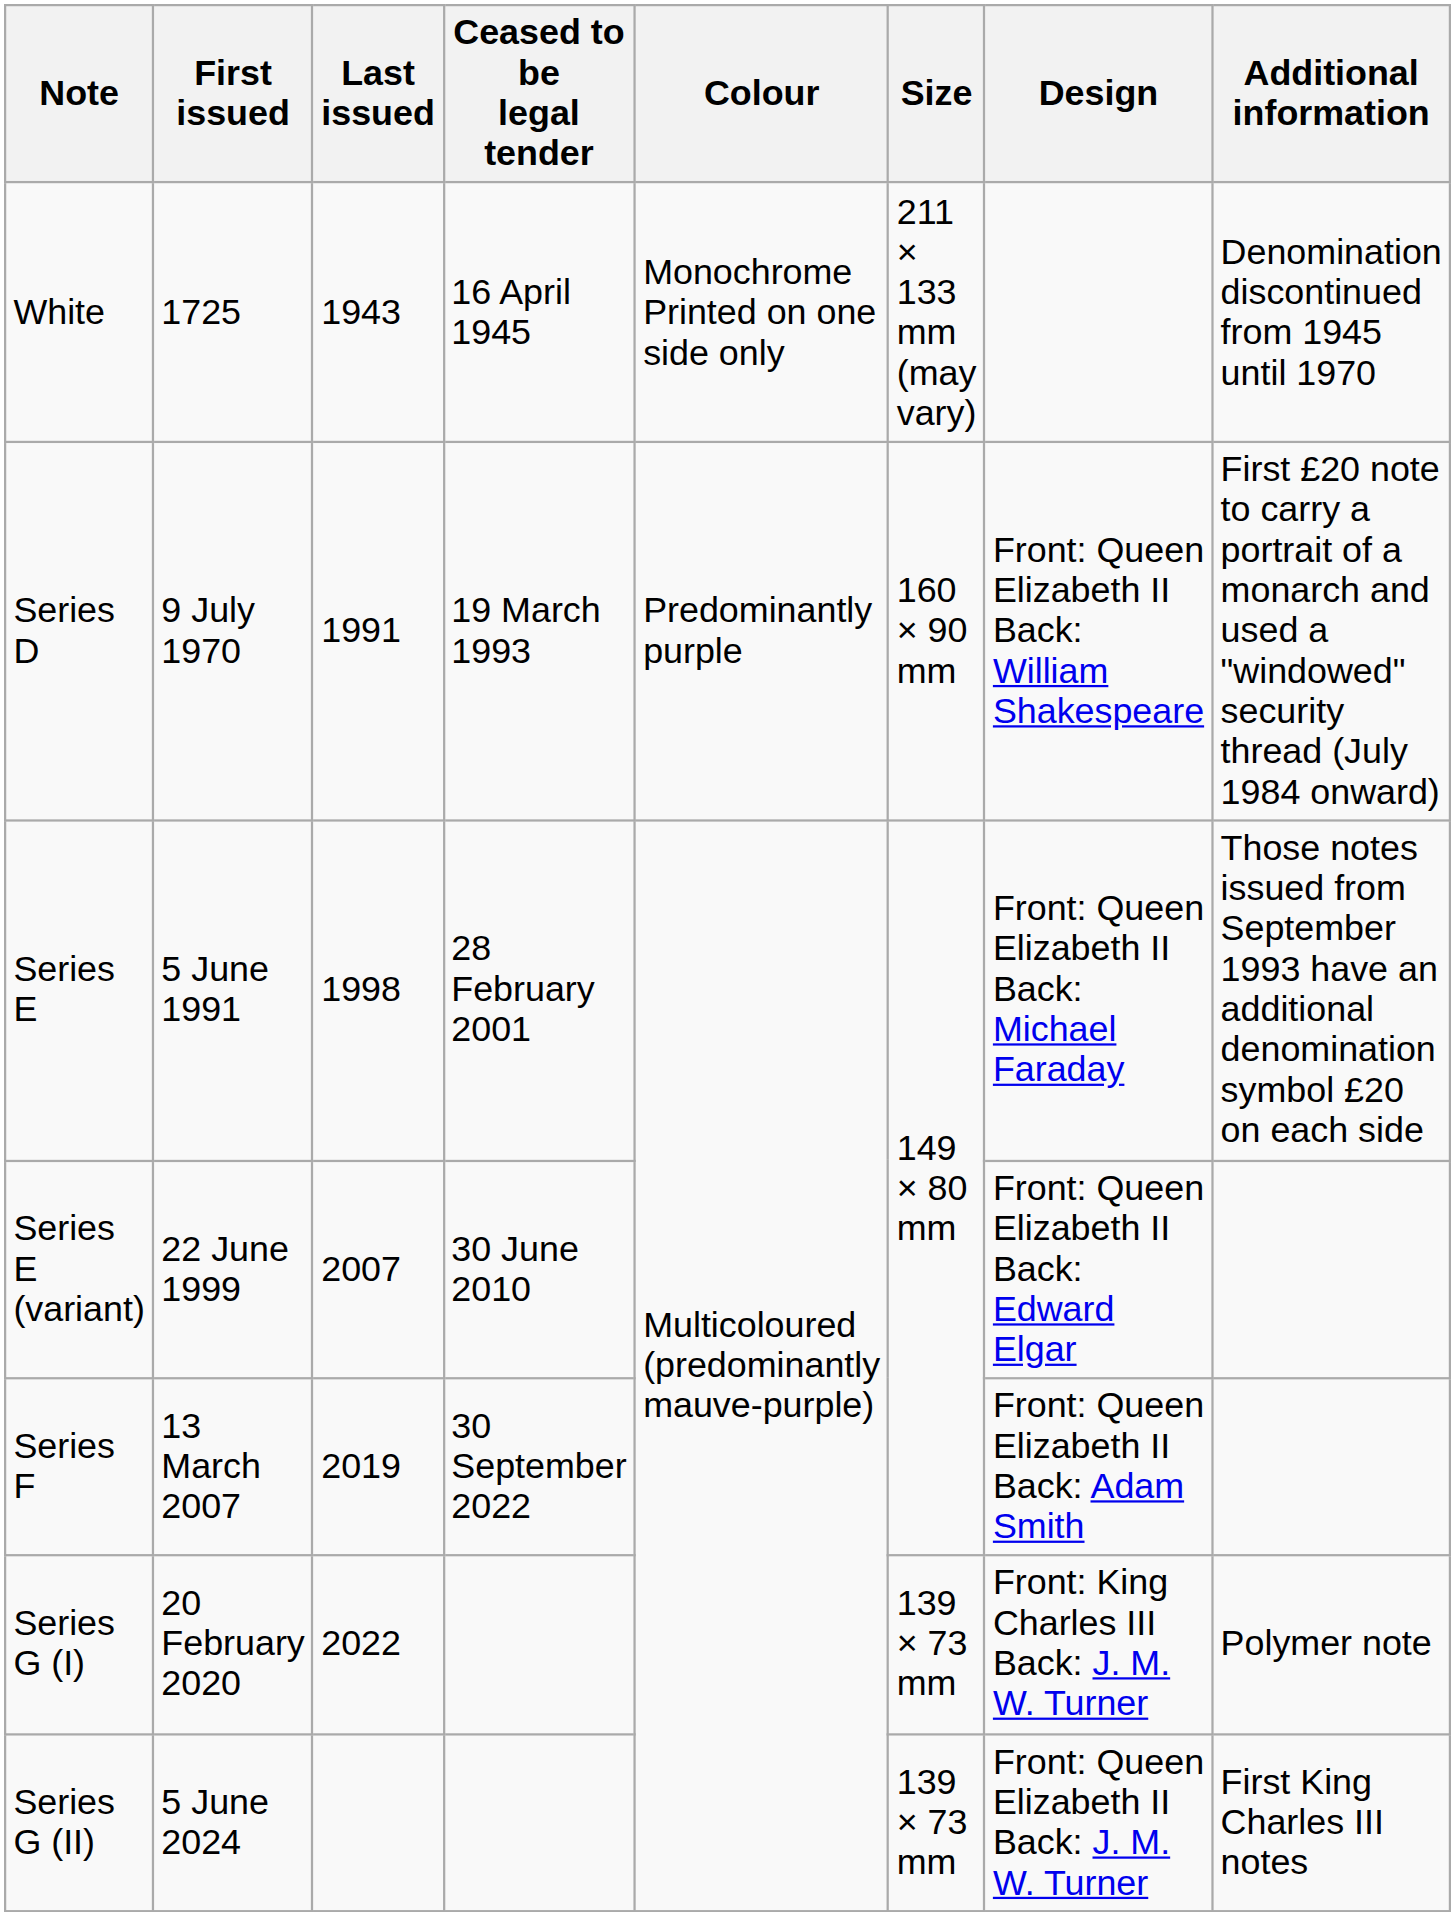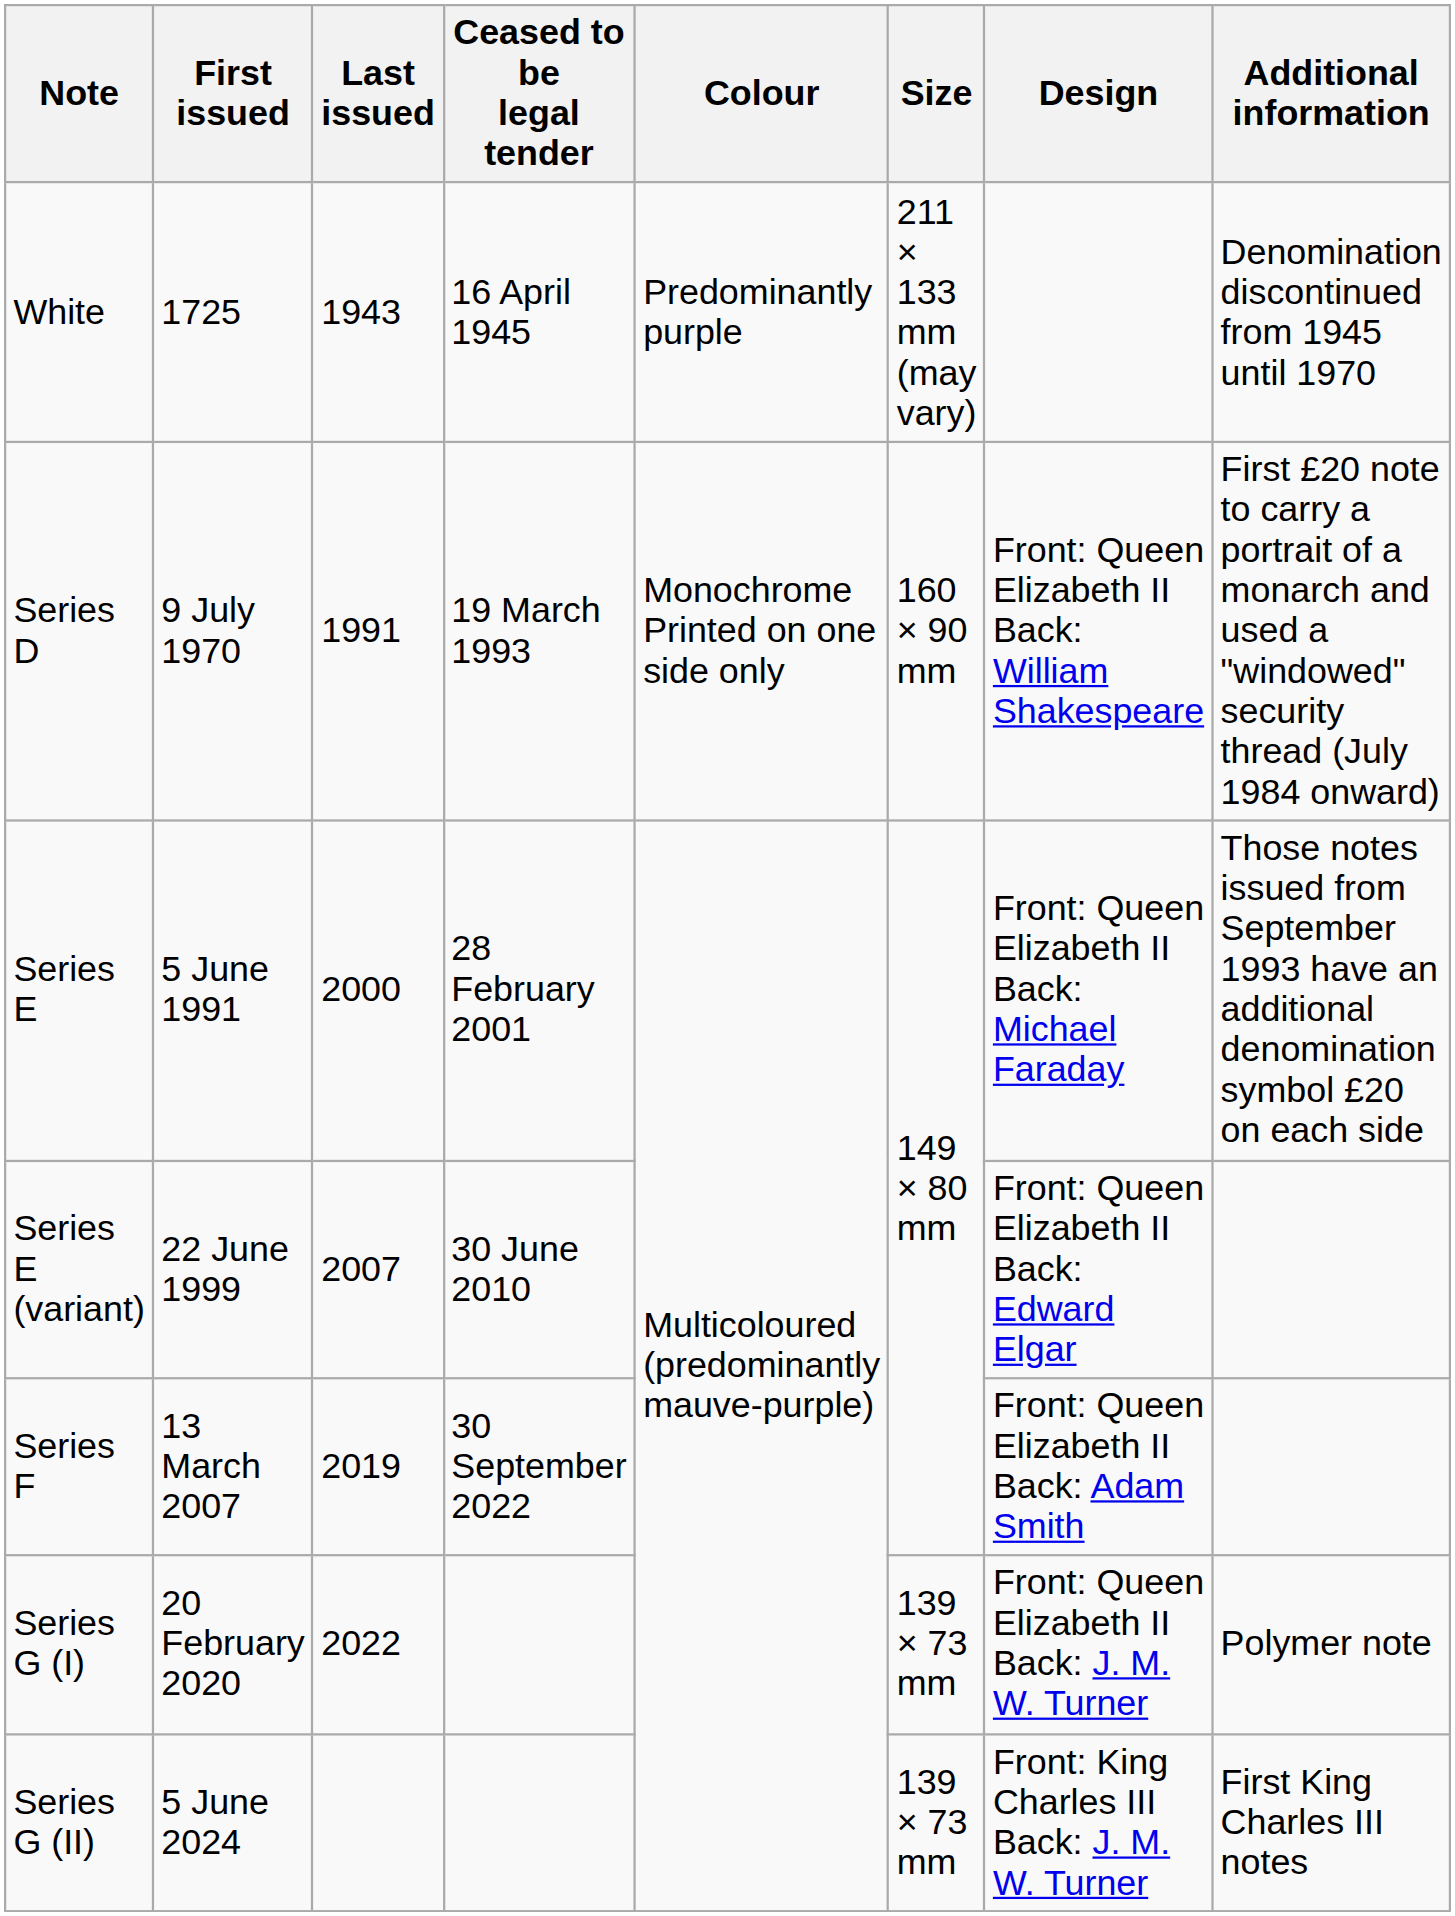(760, 311) Monochrome Printed on one side only -> (758, 311) Predominantly purple
(758, 630) Predominantly purple -> (760, 630) Monochrome Printed on one side only
(361, 989) 1998 -> (361, 989) 2000
(1082, 1644) Front: King Charles III Back: J. M. W. Turner -> (1098, 1644) Front: Queen Elizabeth II Back: J. M. W. Turner
(1098, 1821) Front: Queen Elizabeth II Back: J. M. W. Turner -> (1082, 1821) Front: King Charles III Back: J. M. W. Turner
